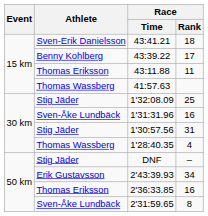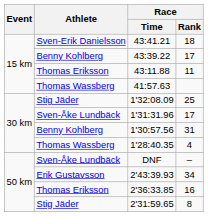(189, 116) 16 -> (189, 116) 17
(57, 130) Stig Jäder -> (70, 130) Benny Kohlberg
(57, 160) Stig Jäder -> (78, 160) Sven-Åke Lundbäck
(78, 204) Sven-Åke Lundbäck -> (57, 204) Stig Jäder
